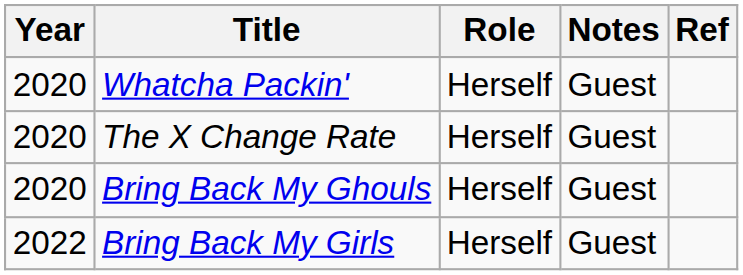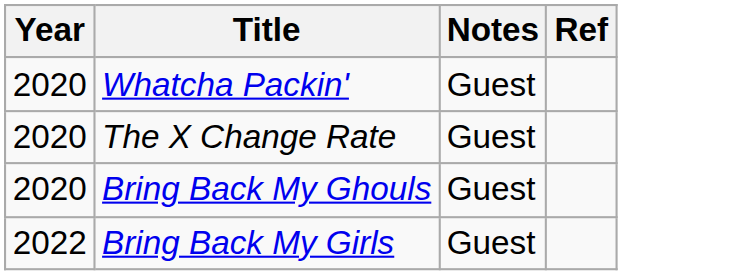- column: (499, 30)
